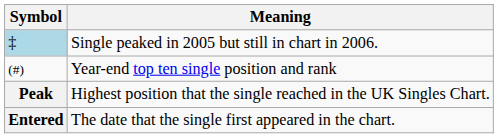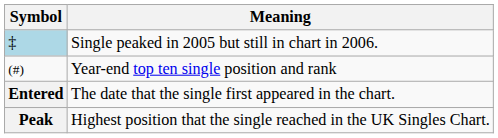rows swapped: (36, 119) <-> (36, 94)
